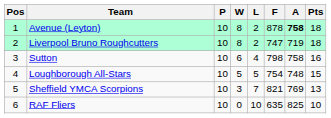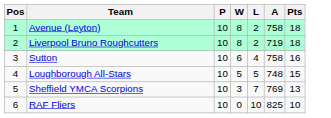- column: (275, 12)
(295, 27) bold -> (275, 27) normal
